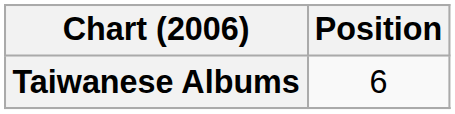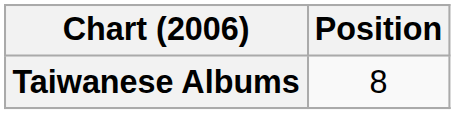(378, 81) 6 -> (378, 81) 8
